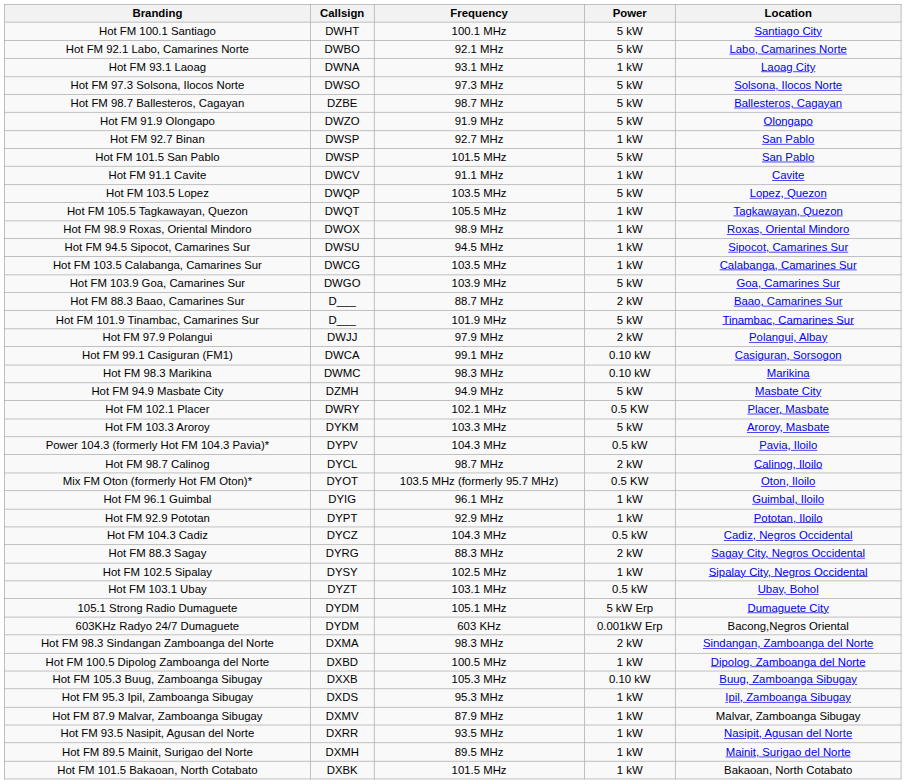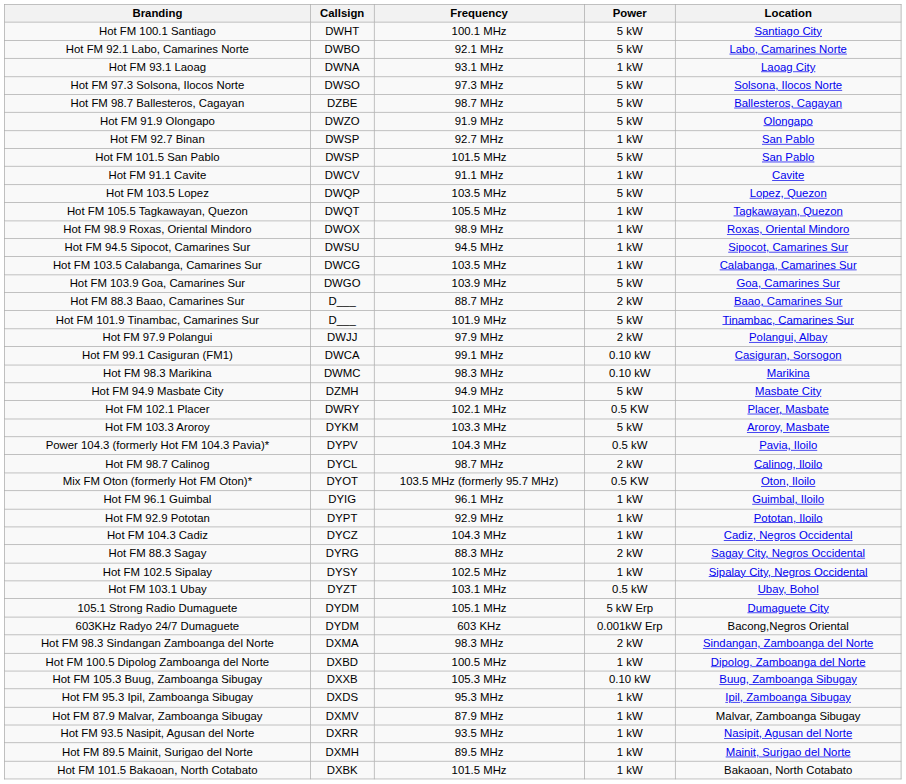(630, 535) 0.5 kW -> (630, 535) 1 kW
